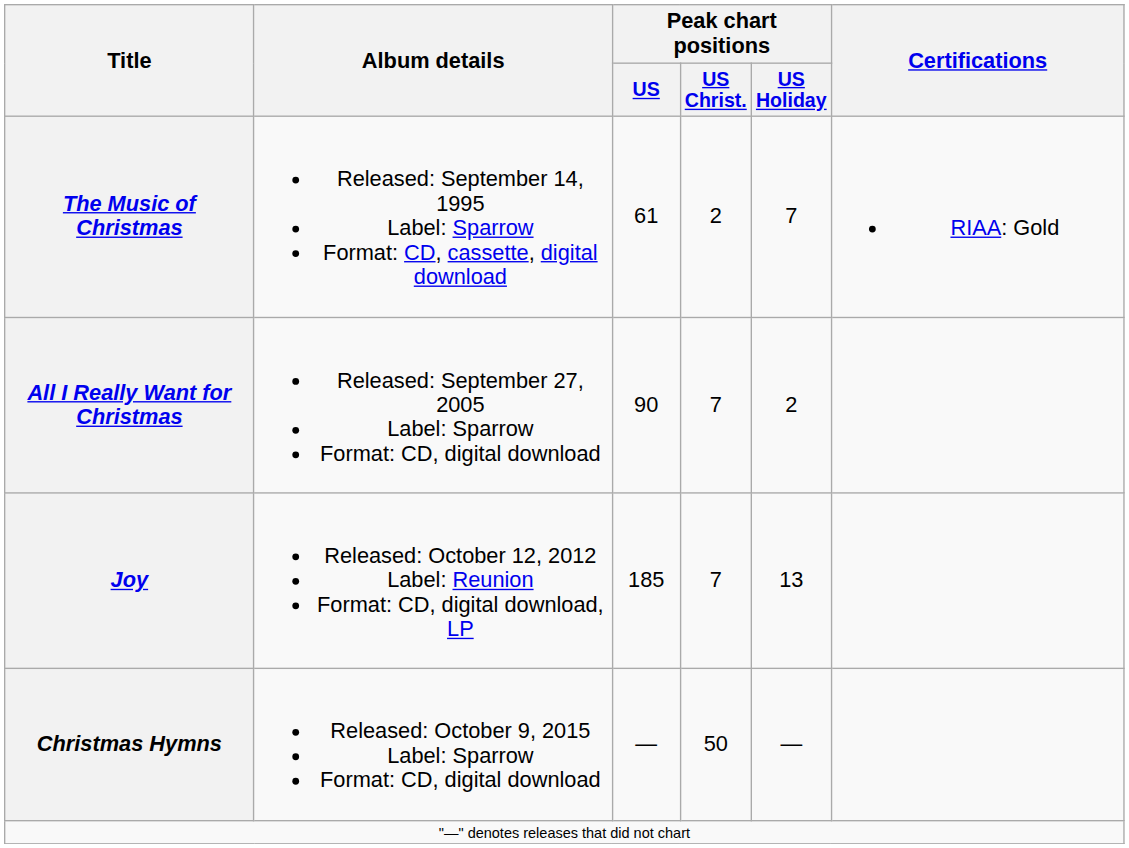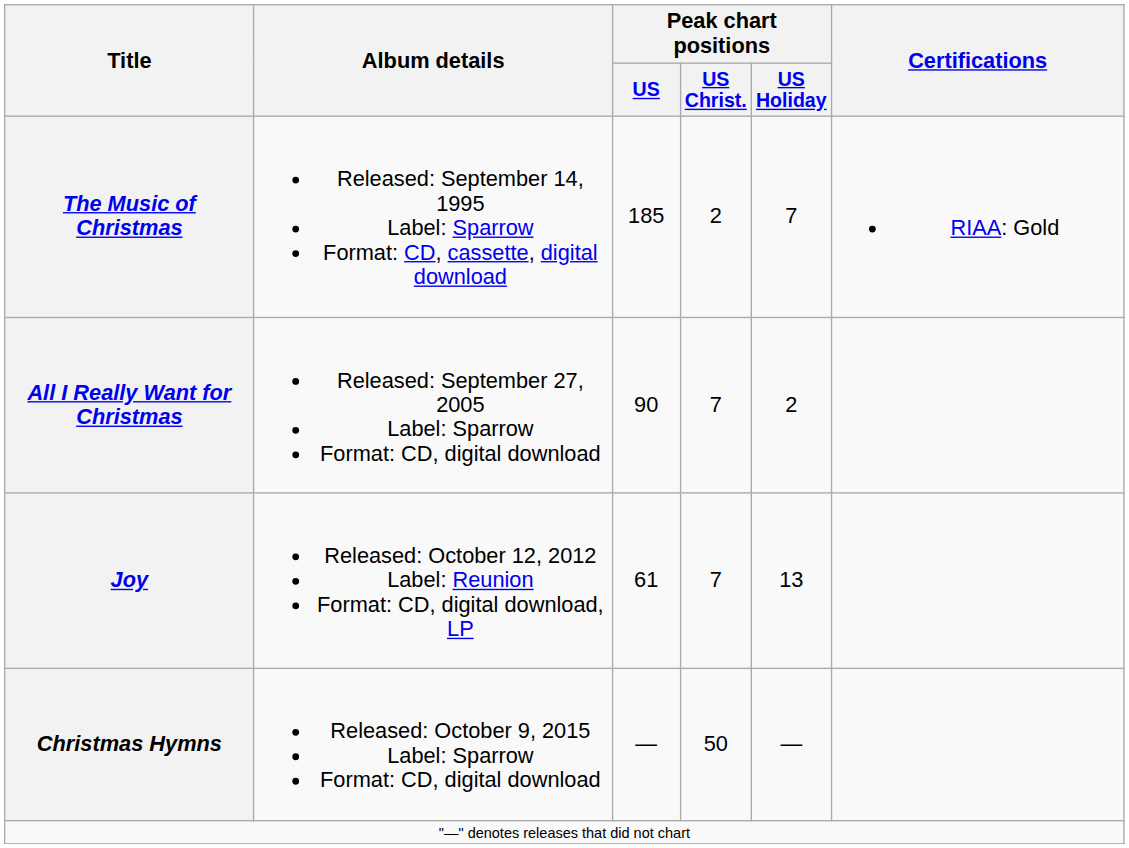(646, 216) 61 -> (646, 216) 185
(646, 580) 185 -> (646, 580) 61
